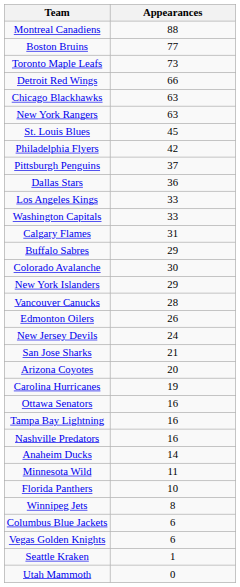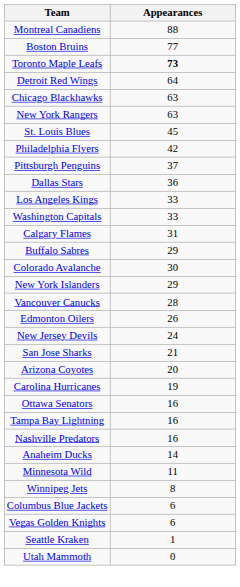(173, 64) normal -> (173, 64) bold
(173, 81) 66 -> (173, 81) 64
- row: (57, 489)
